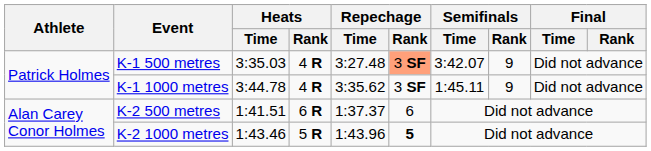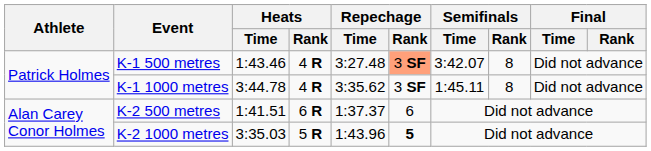(261, 63) 3:35.03 -> (261, 63) 1:43.46
(509, 63) 9 -> (509, 63) 8
(509, 87) 9 -> (509, 87) 8
(261, 135) 1:43.46 -> (261, 135) 3:35.03
